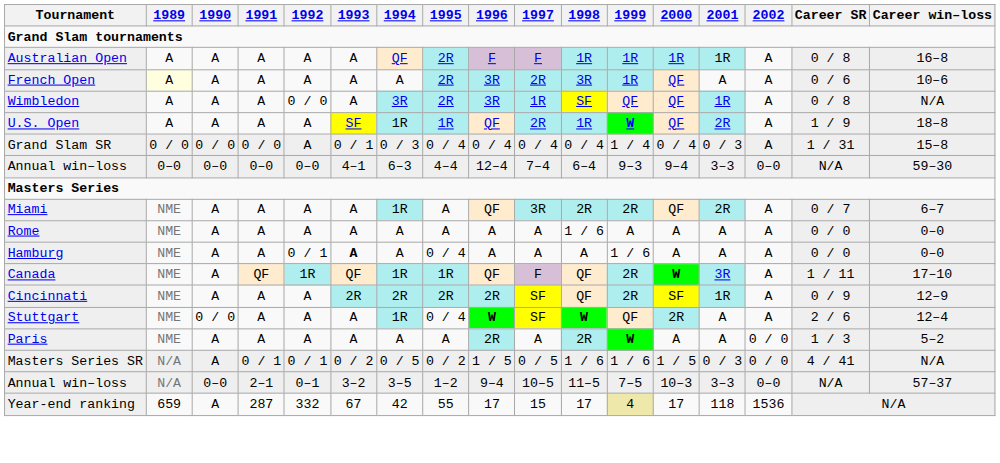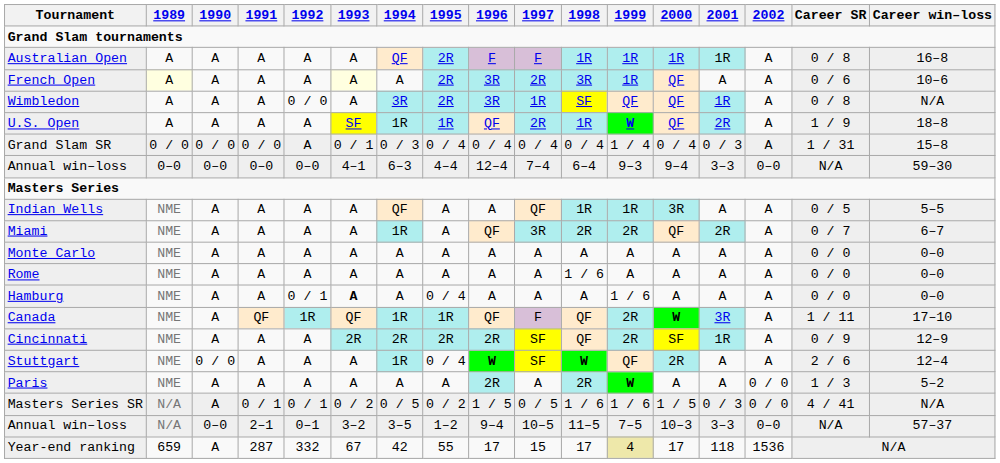(354, 80) no background -> (354, 80) lightyellow background
+ row: (55, 210)
+ row: (51, 253)
